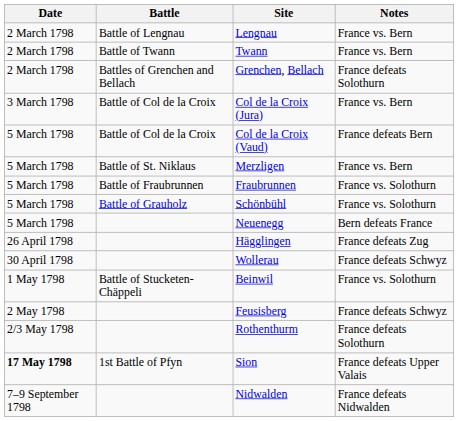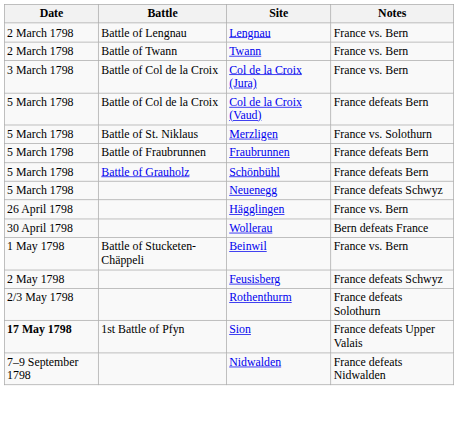- row: (279, 70)
(375, 166) France vs. Bern -> (383, 134) France vs. Solothurn
(387, 185) France vs. Solothurn -> (381, 153) France defeats Bern
(387, 204) France vs. Solothurn -> (381, 171) France defeats Bern
(385, 222) Bern defeats France -> (388, 190) France defeats Schwyz
(383, 241) France defeats Zug -> (371, 209) France vs. Bern
(392, 260) France defeats Schwyz -> (381, 228) Bern defeats France
(387, 279) France vs. Solothurn -> (371, 247) France vs. Bern
